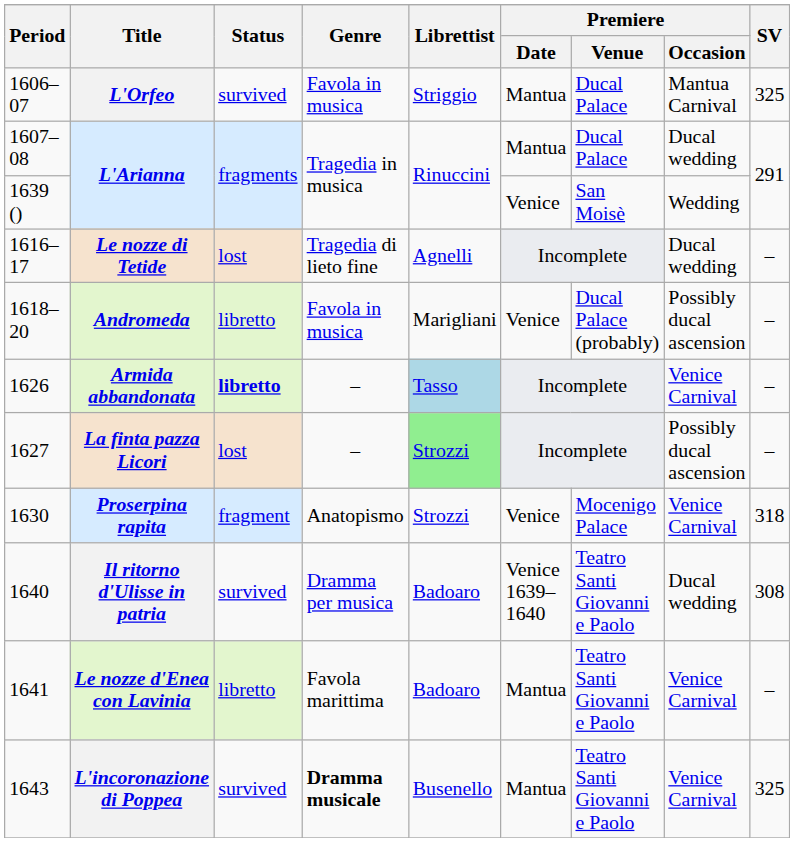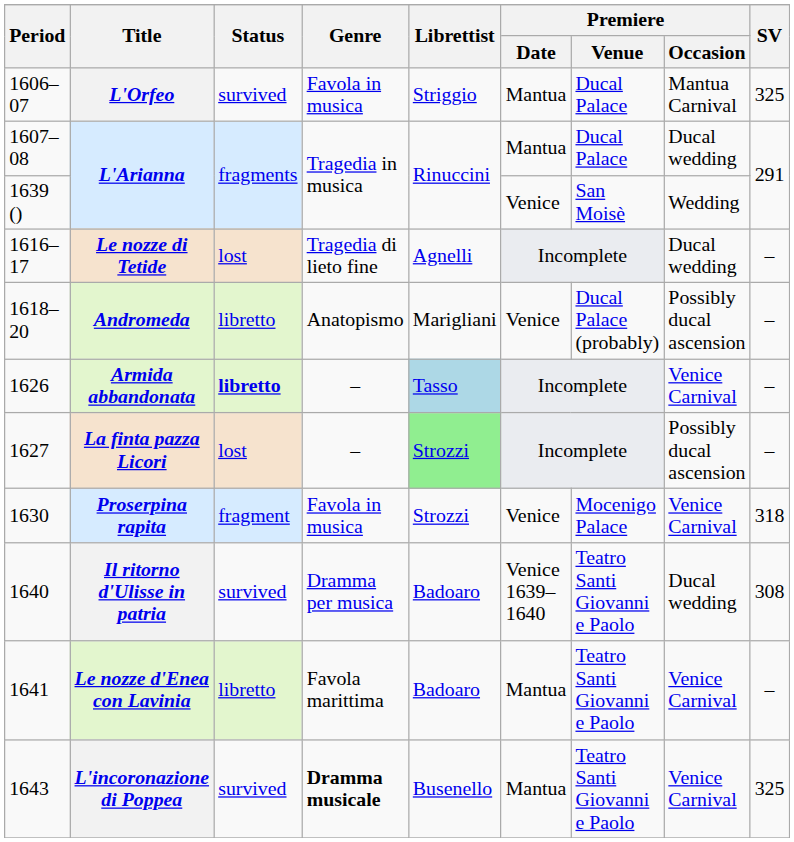(344, 320) Favola in musica -> (355, 320) Anatopismo
(355, 515) Anatopismo -> (344, 515) Favola in musica
